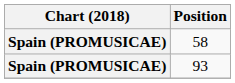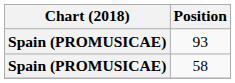rows swapped: (200, 66) <-> (200, 41)
